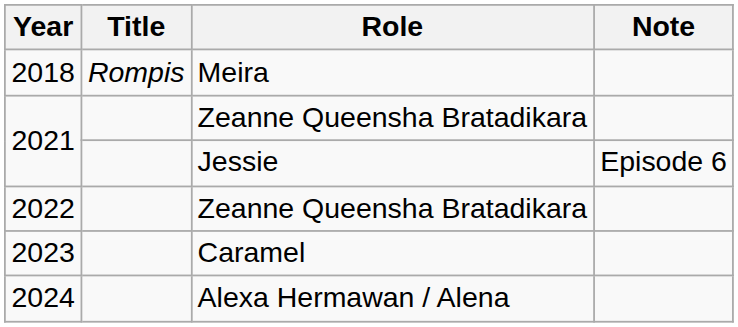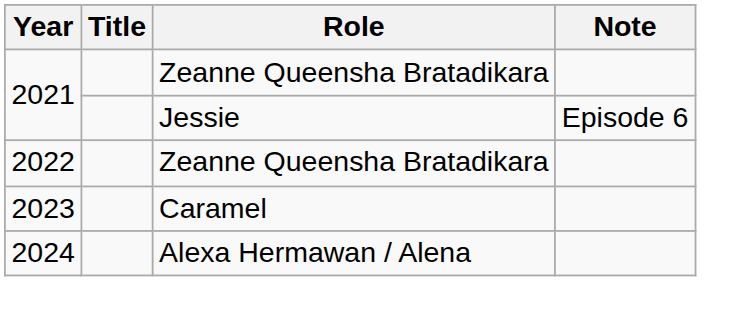- row: (43, 72)
